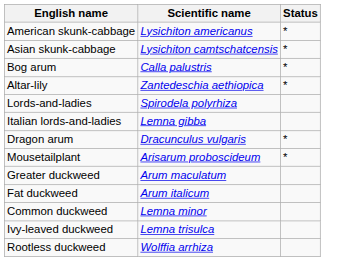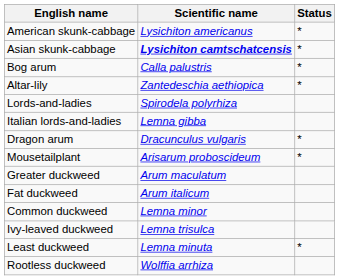(209, 49) normal -> (216, 49) bold
+ row: (48, 247)
